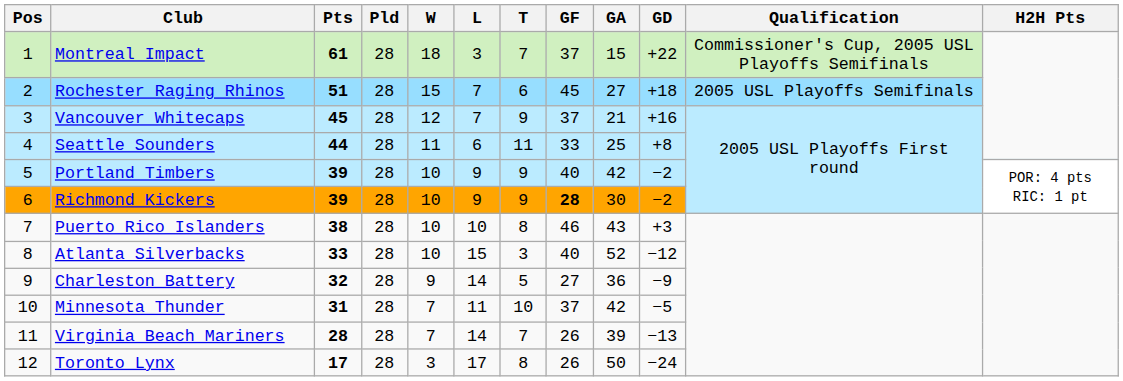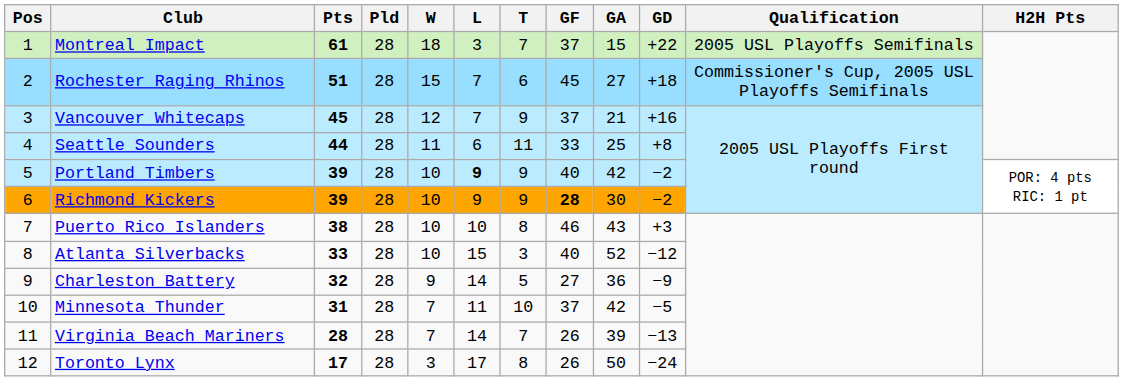(834, 55) Commissioner's Cup, 2005 USL Playoffs Semifinals -> (834, 45) 2005 USL Playoffs Semifinals
(834, 92) 2005 USL Playoffs Semifinals -> (834, 82) Commissioner's Cup, 2005 USL Playoffs Semifinals
(477, 173) normal -> (477, 173) bold
